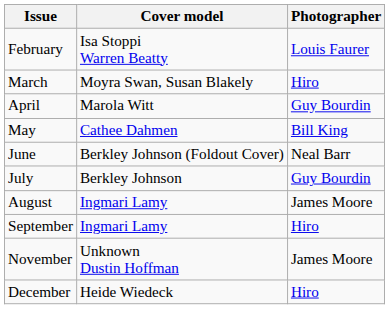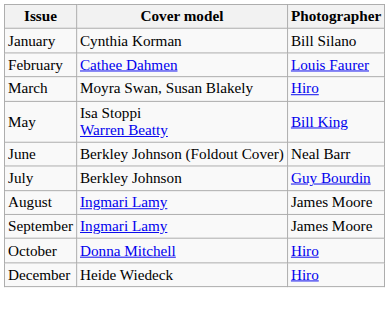+ row: (32, 40)
(124, 49) Isa Stoppi Warren Beatty -> (129, 64) Cathee Dahmen
- row: (24, 105)
(129, 130) Cathee Dahmen -> (124, 121) Isa Stoppi Warren Beatty
(305, 226) Hiro -> (332, 226) James Moore
+ row: (32, 250)
- row: (40, 259)
